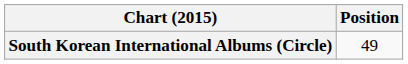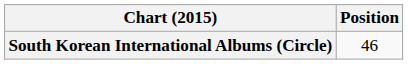(370, 45) 49 -> (370, 45) 46
